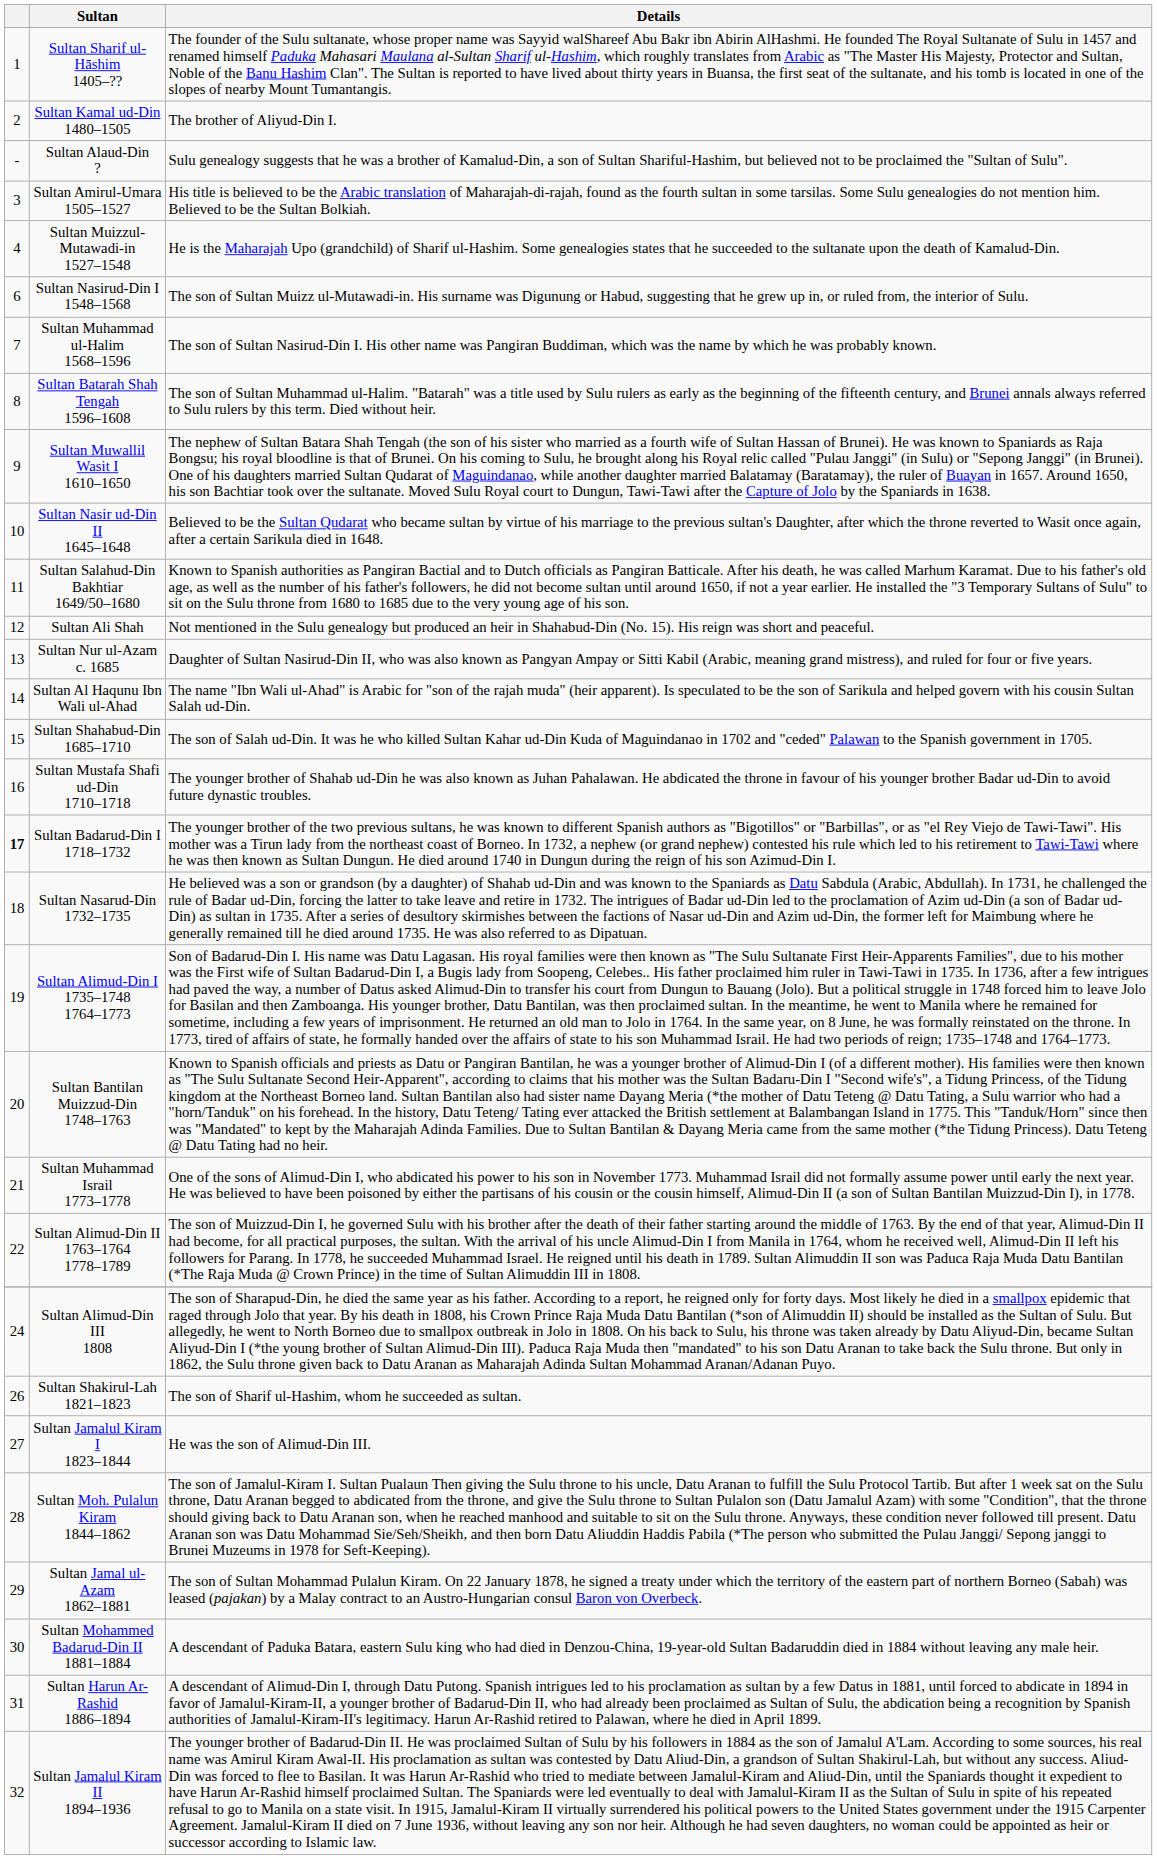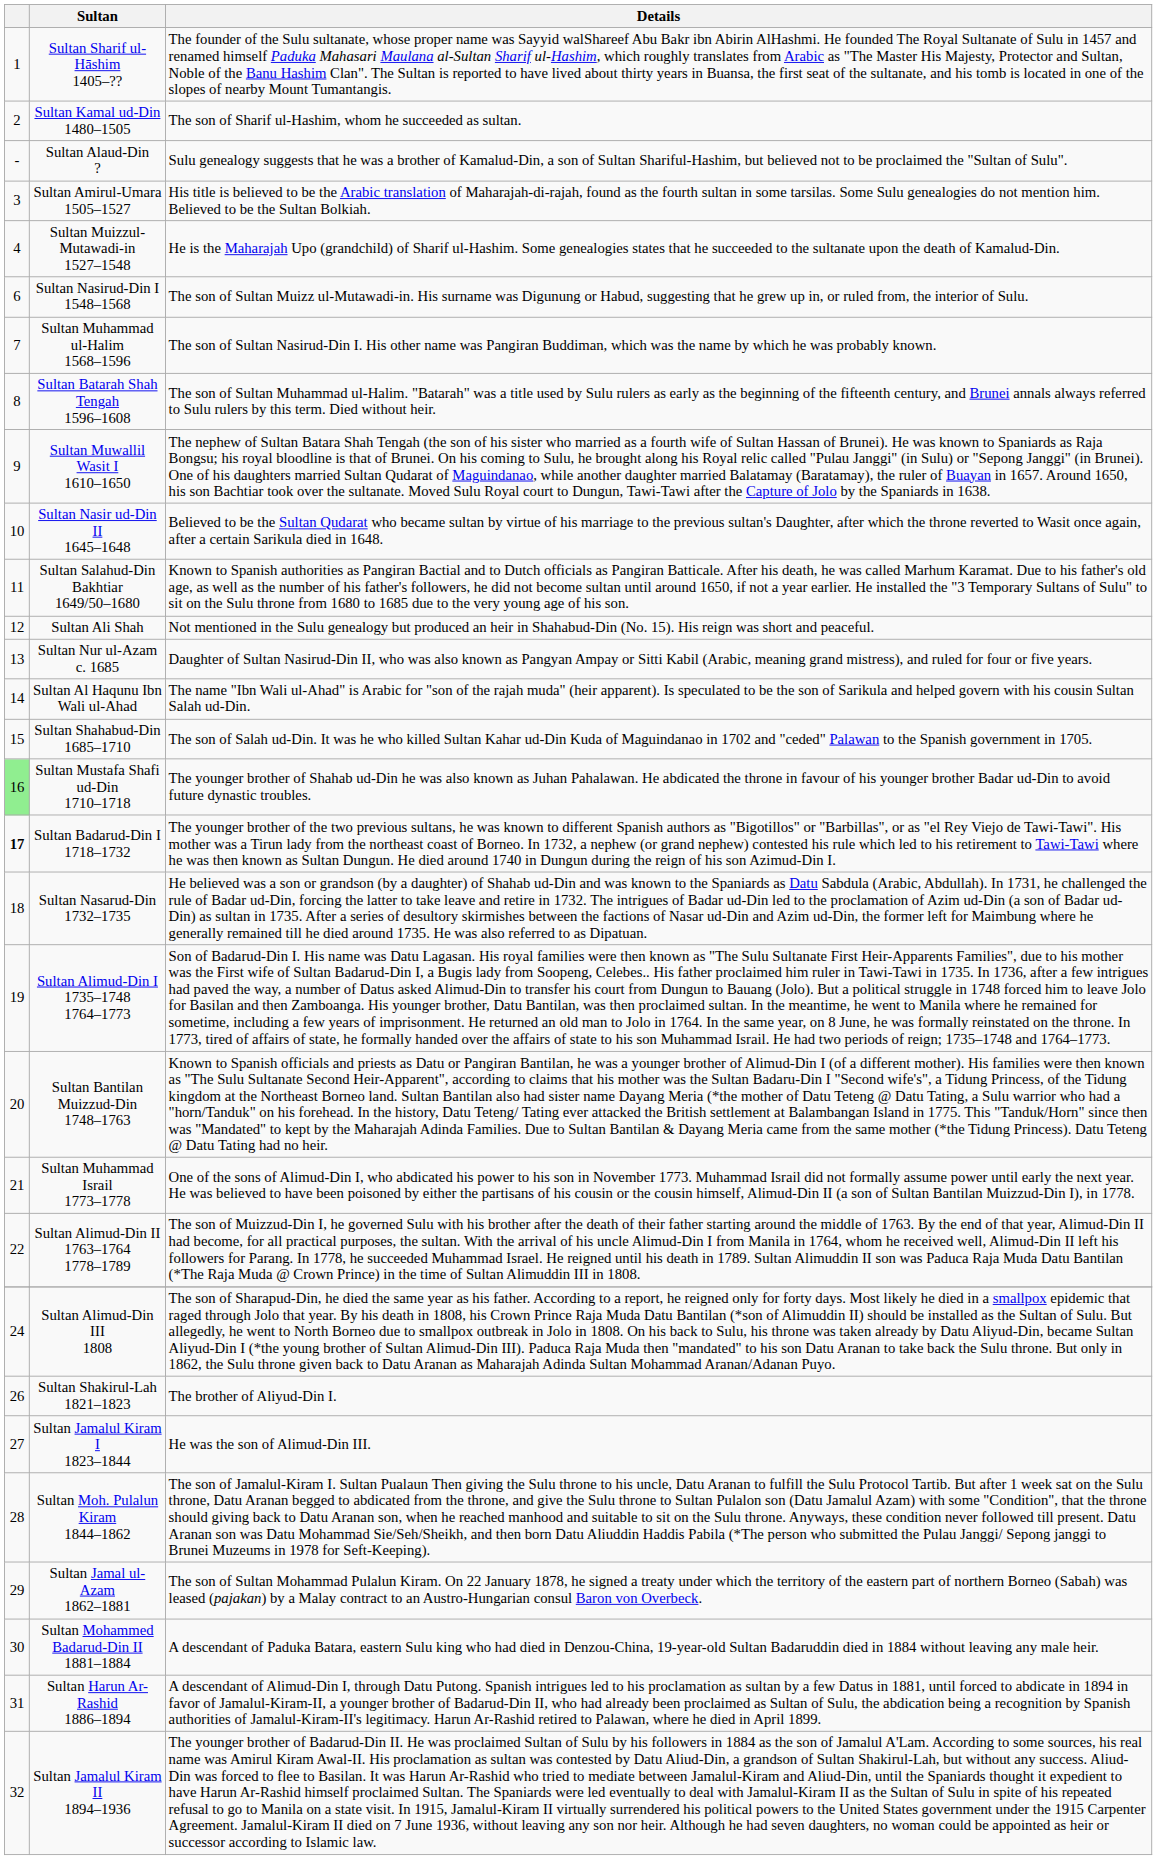(253, 120) The brother of Aliyud-Din I. -> (345, 120) The son of Sharif ul-Hashim, whom he succeeded as sultan.
(17, 787) no background -> (17, 787) lightgreen background
(345, 1396) The son of Sharif ul-Hashim, whom he succeeded as sultan. -> (253, 1396) The brother of Aliyud-Din I.
